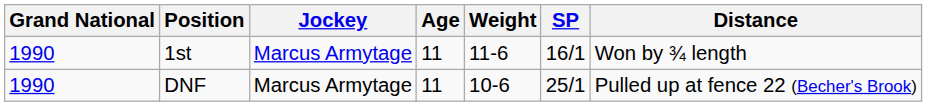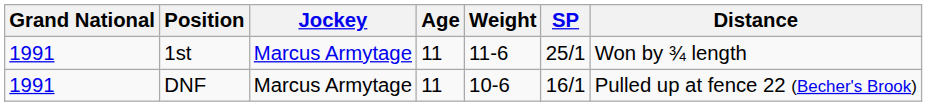(32, 52) 1990 -> (32, 52) 1991
(566, 52) 16/1 -> (566, 52) 25/1
(32, 85) 1990 -> (32, 85) 1991
(566, 85) 25/1 -> (566, 85) 16/1
